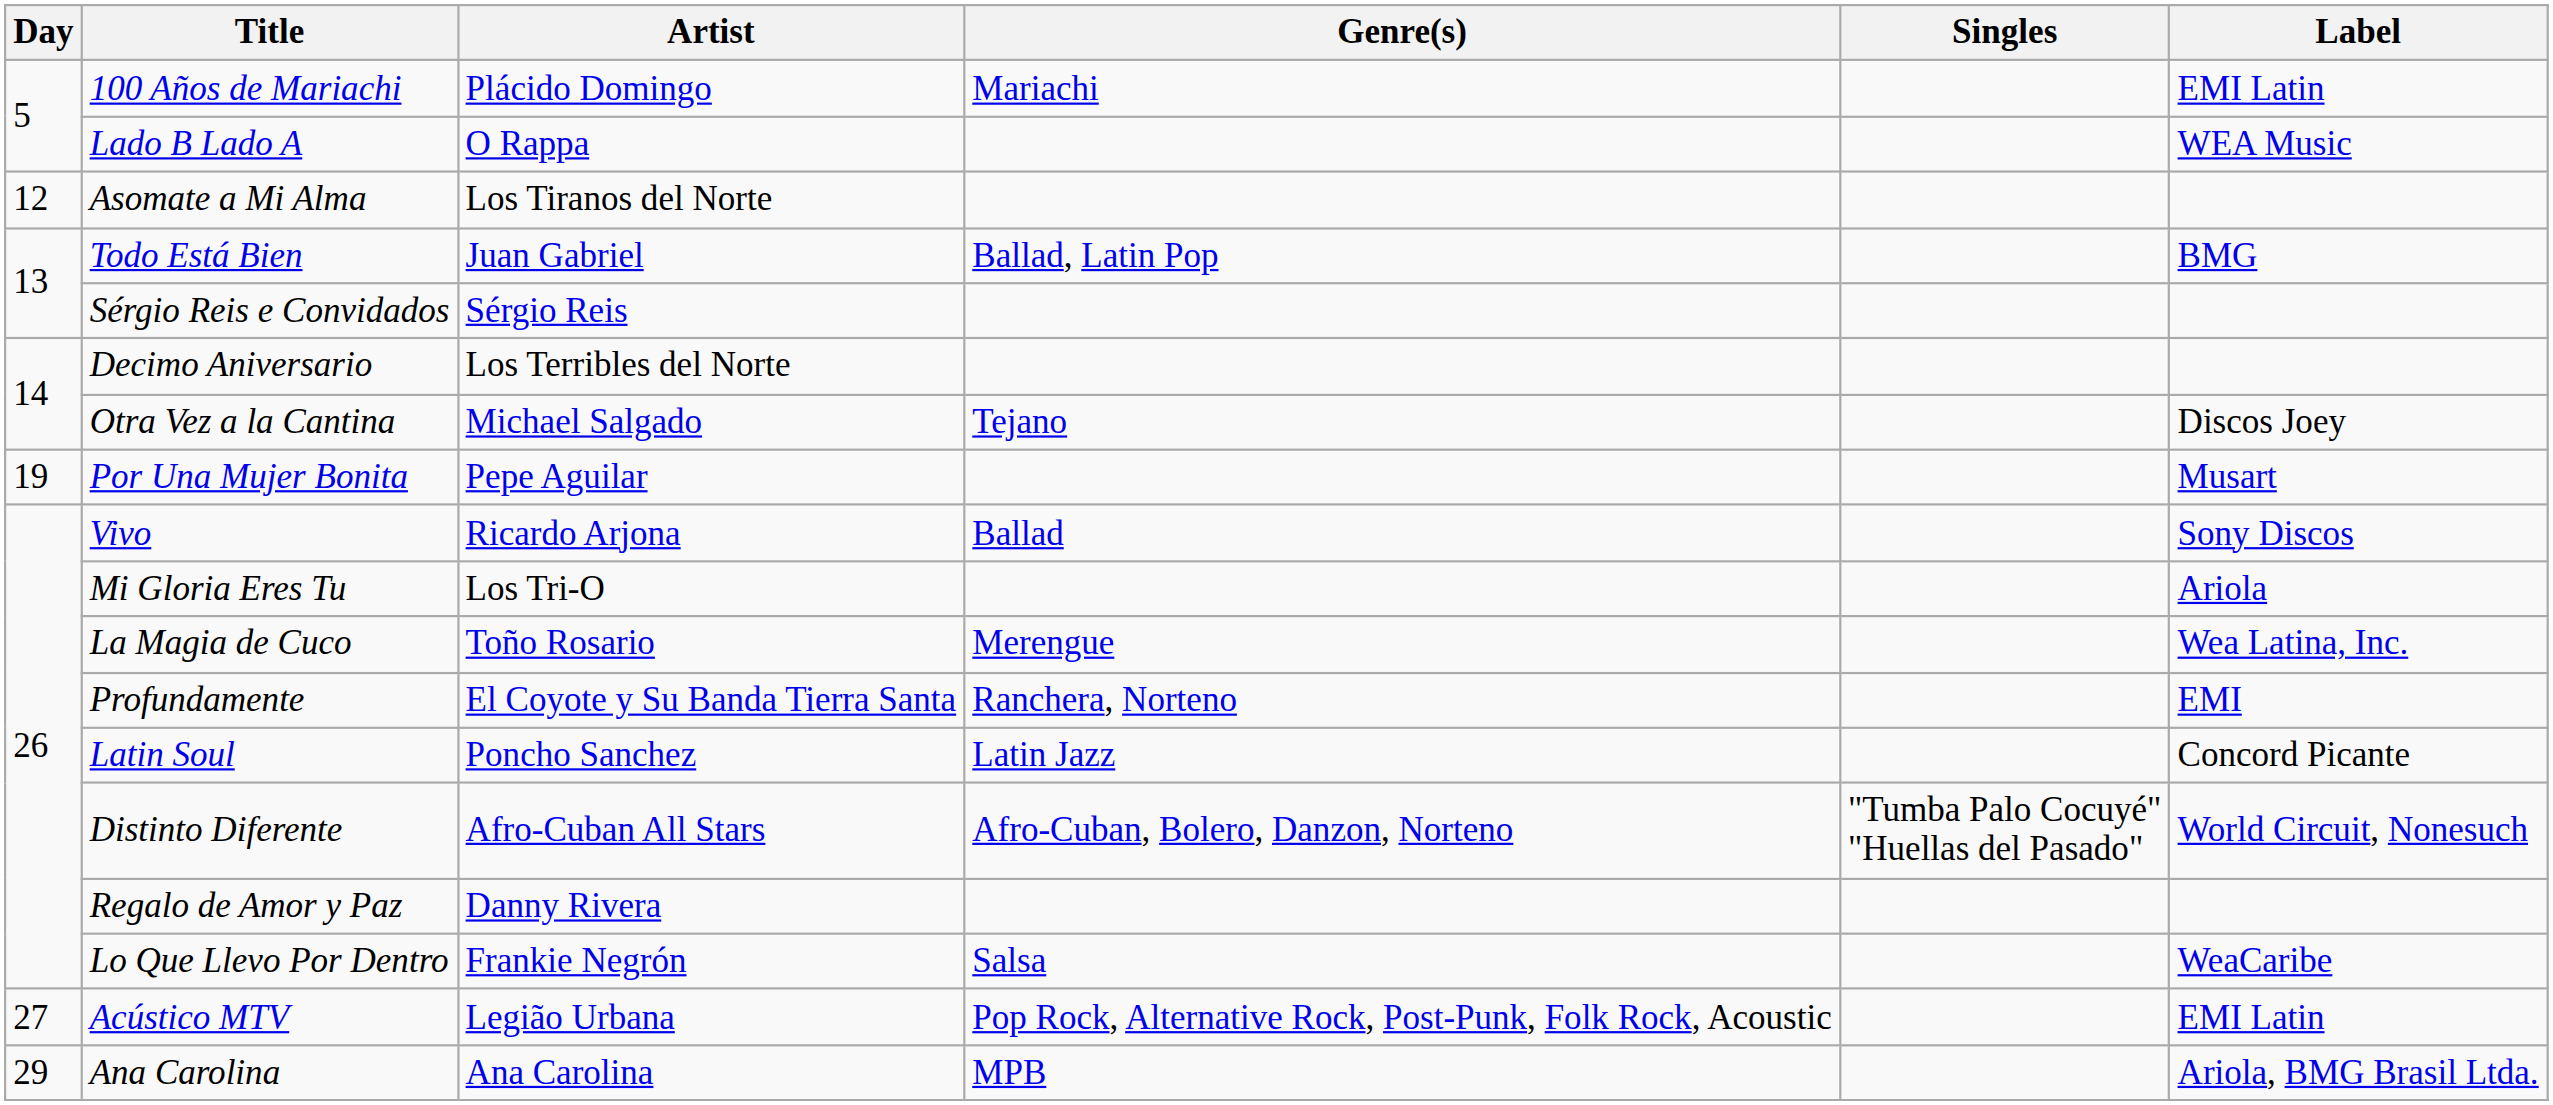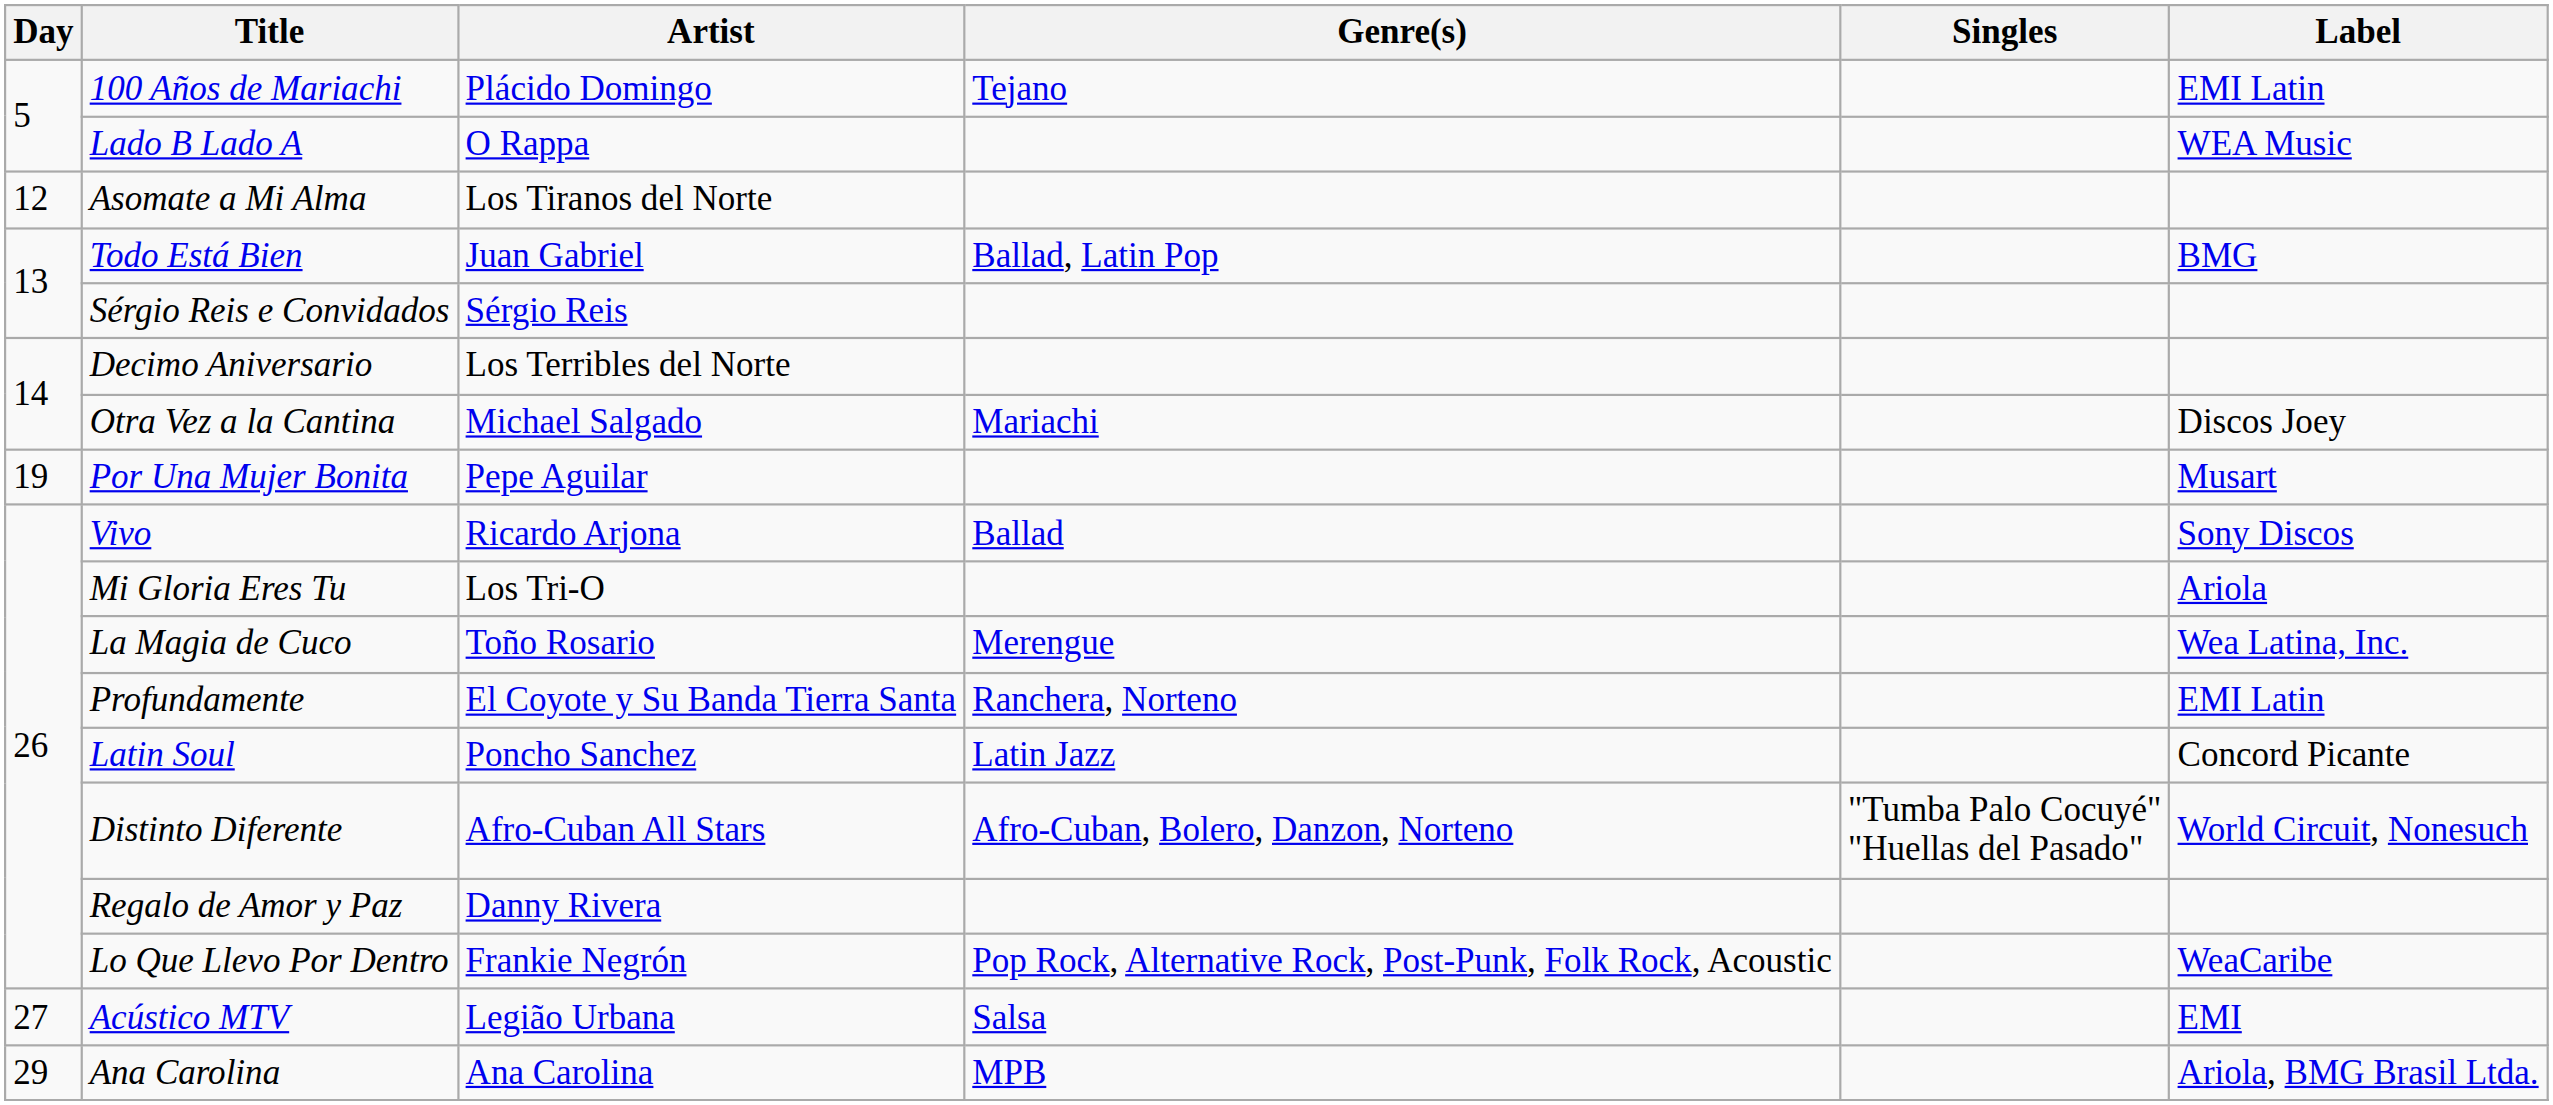(1036, 87) Mariachi -> (1020, 87) Tejano
(1020, 421) Tejano -> (1036, 421) Mariachi
(2210, 699) EMI -> (2251, 699) EMI Latin
(1009, 960) Salsa -> (1402, 960) Pop Rock, Alternative Rock, Post-Punk, Folk Rock, Acoustic
(1402, 1016) Pop Rock, Alternative Rock, Post-Punk, Folk Rock, Acoustic -> (1009, 1016) Salsa
(2251, 1016) EMI Latin -> (2210, 1016) EMI
